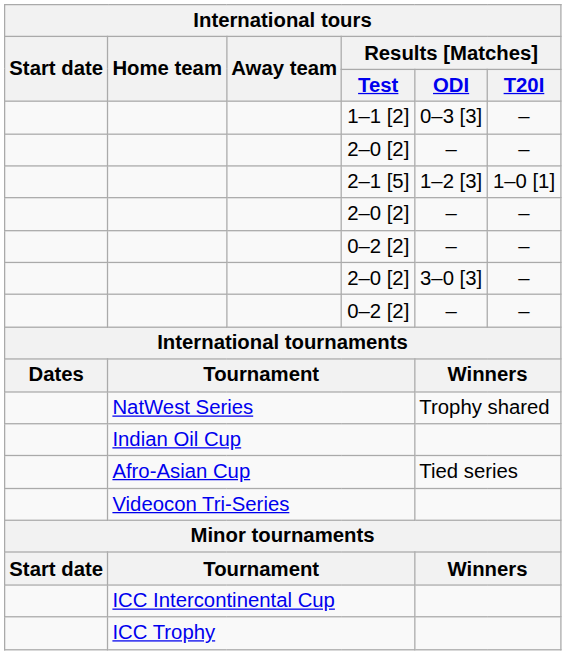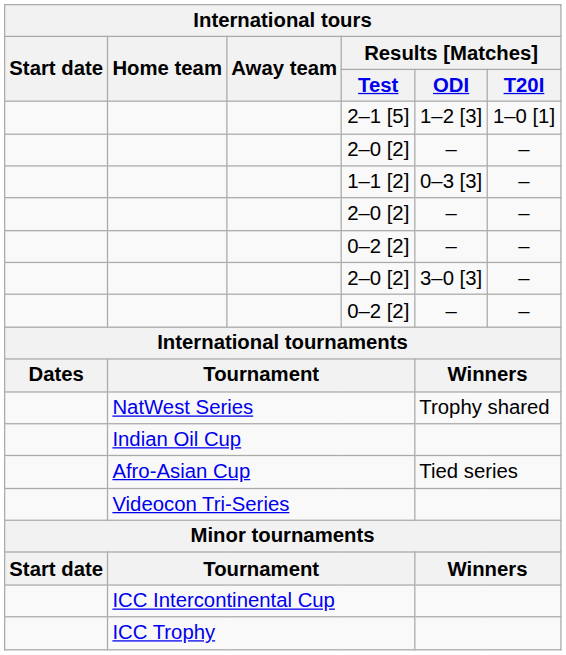rows swapped: (167, 117) <-> (167, 182)
